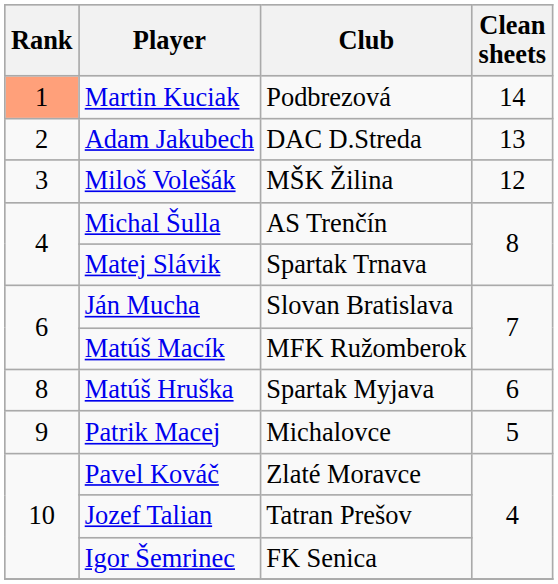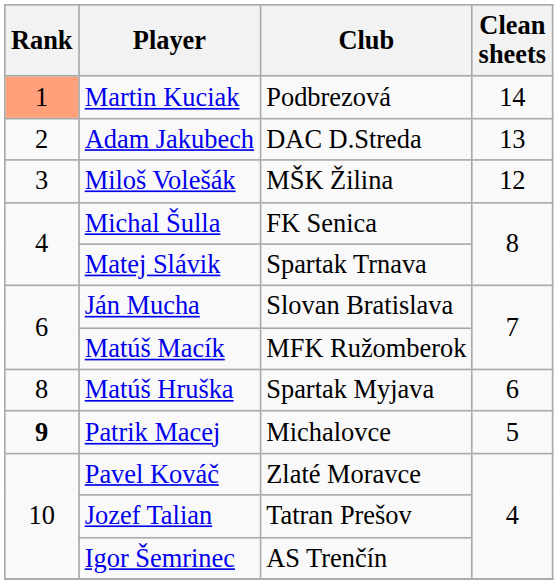(327, 222) AS Trenčín -> (322, 222) FK Senica
(42, 431) normal -> (42, 431) bold
(322, 557) FK Senica -> (327, 557) AS Trenčín
